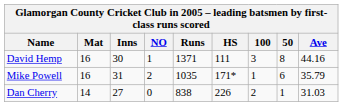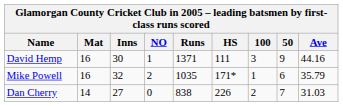(282, 59) 8 -> (282, 59) 9
(118, 76) 31 -> (118, 76) 32
(282, 93) 1 -> (282, 93) 7
